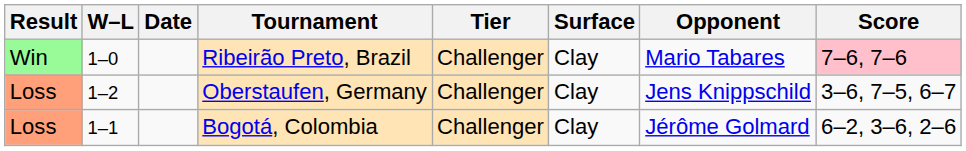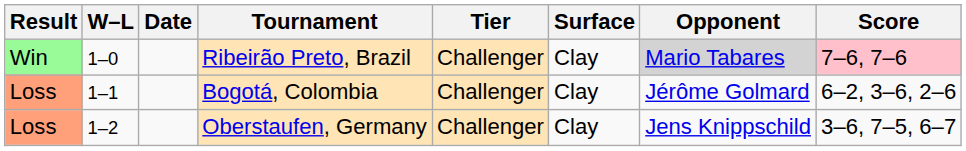(715, 57) no background -> (715, 57) lightgrey background
rows swapped: (290, 127) <-> (315, 92)
